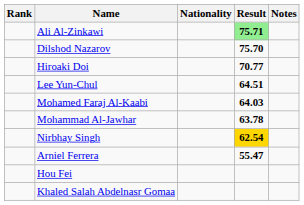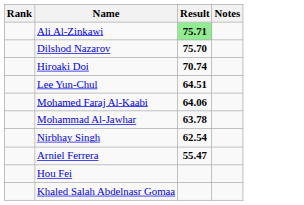- column: (206, 13)
(251, 66) 70.77 -> (195, 66) 70.74
(251, 102) 64.03 -> (195, 102) 64.06
(251, 138) gold background -> (195, 138) no background
